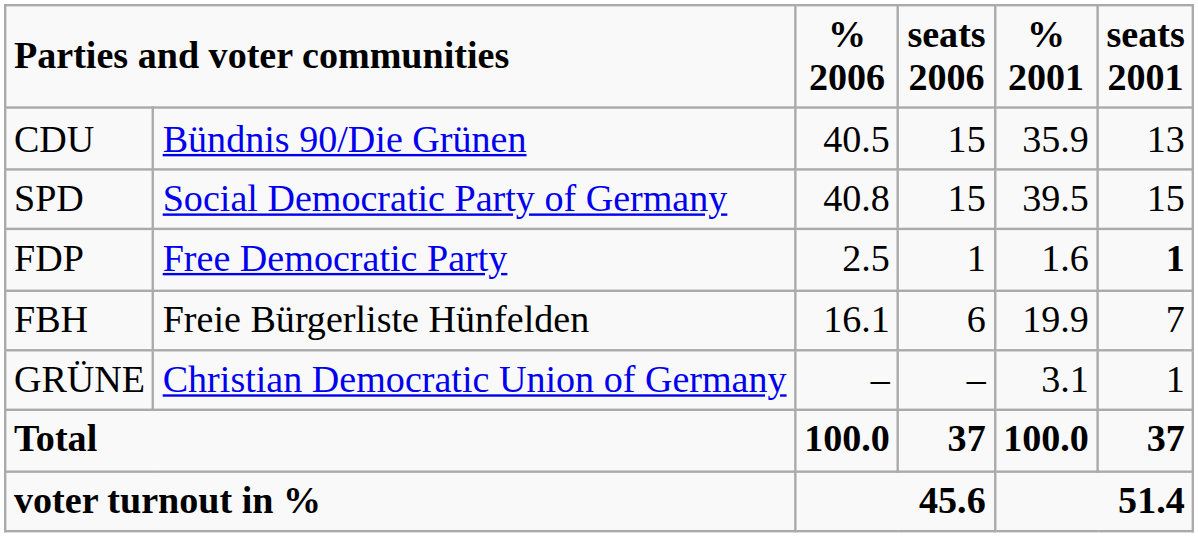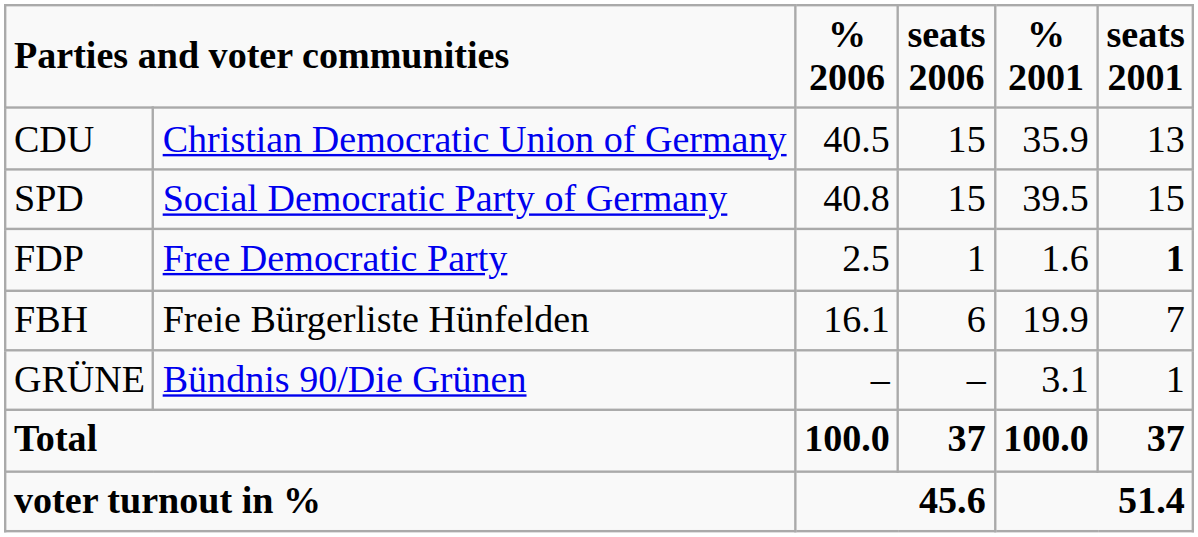(345, 137) Bündnis 90/Die Grünen -> (475, 137) Christian Democratic Union of Germany
(475, 379) Christian Democratic Union of Germany -> (345, 379) Bündnis 90/Die Grünen
